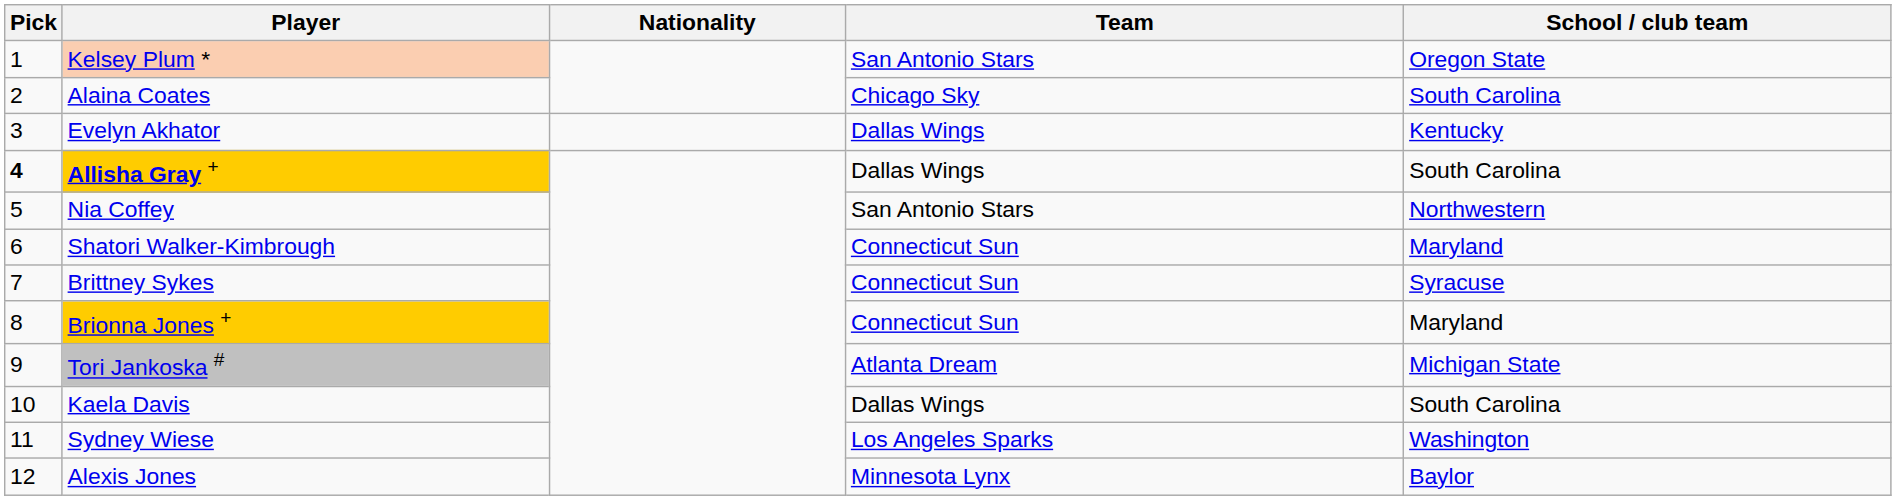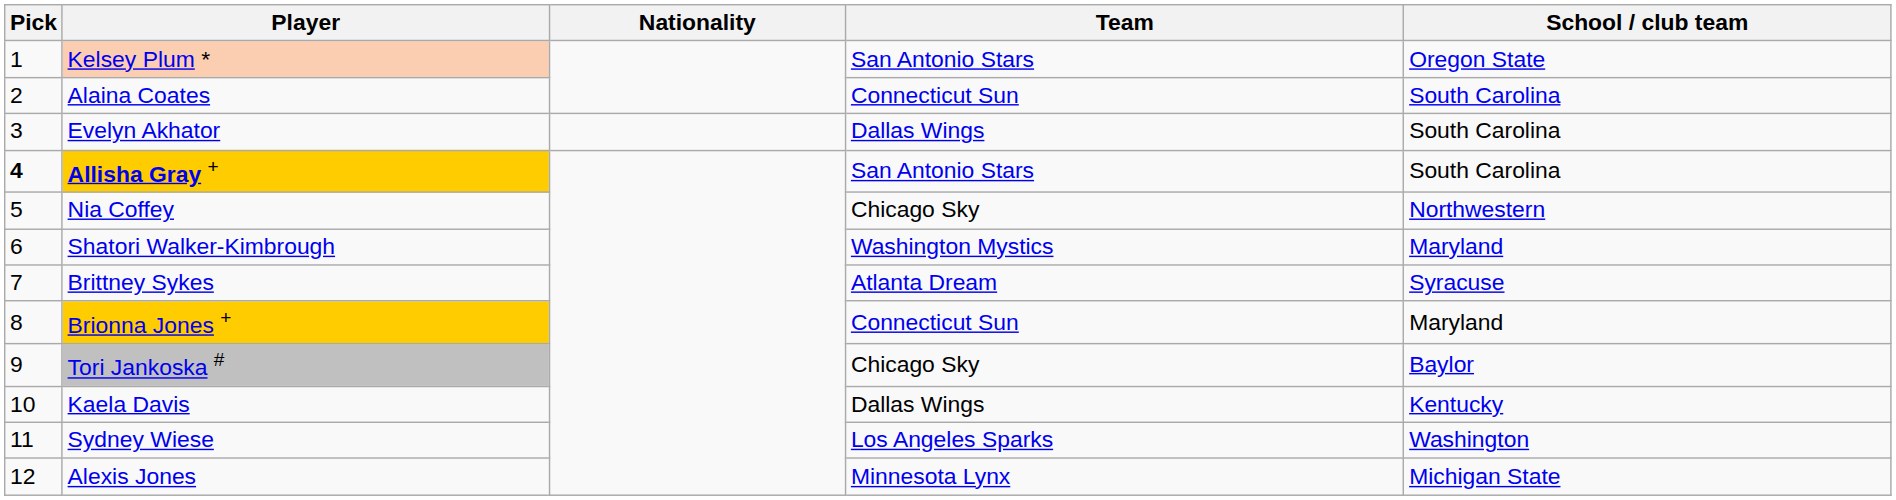(915, 95) Chicago Sky -> (935, 95) Connecticut Sun
(1456, 131) Kentucky -> (1485, 131) South Carolina
(918, 170) Dallas Wings -> (942, 170) San Antonio Stars
(942, 210) San Antonio Stars -> (915, 210) Chicago Sky
(935, 246) Connecticut Sun -> (952, 246) Washington Mystics
(935, 282) Connecticut Sun -> (924, 282) Atlanta Dream
(924, 364) Atlanta Dream -> (915, 364) Chicago Sky
(1485, 364) Michigan State -> (1442, 364) Baylor
(1485, 404) South Carolina -> (1456, 404) Kentucky
(1442, 476) Baylor -> (1485, 476) Michigan State
